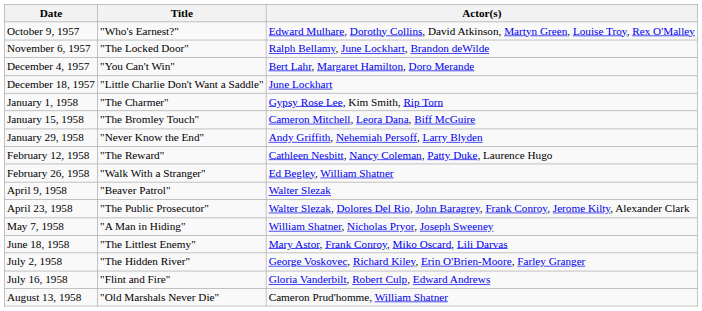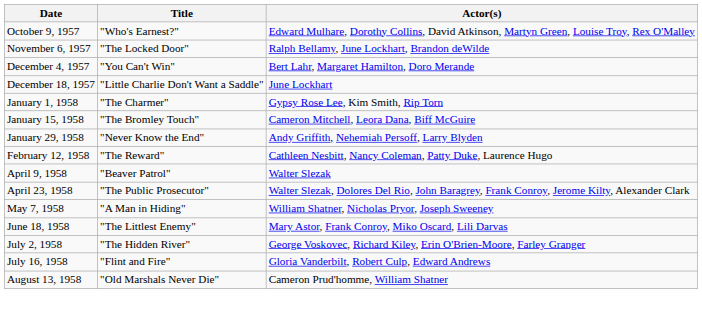- row: (48, 173)
